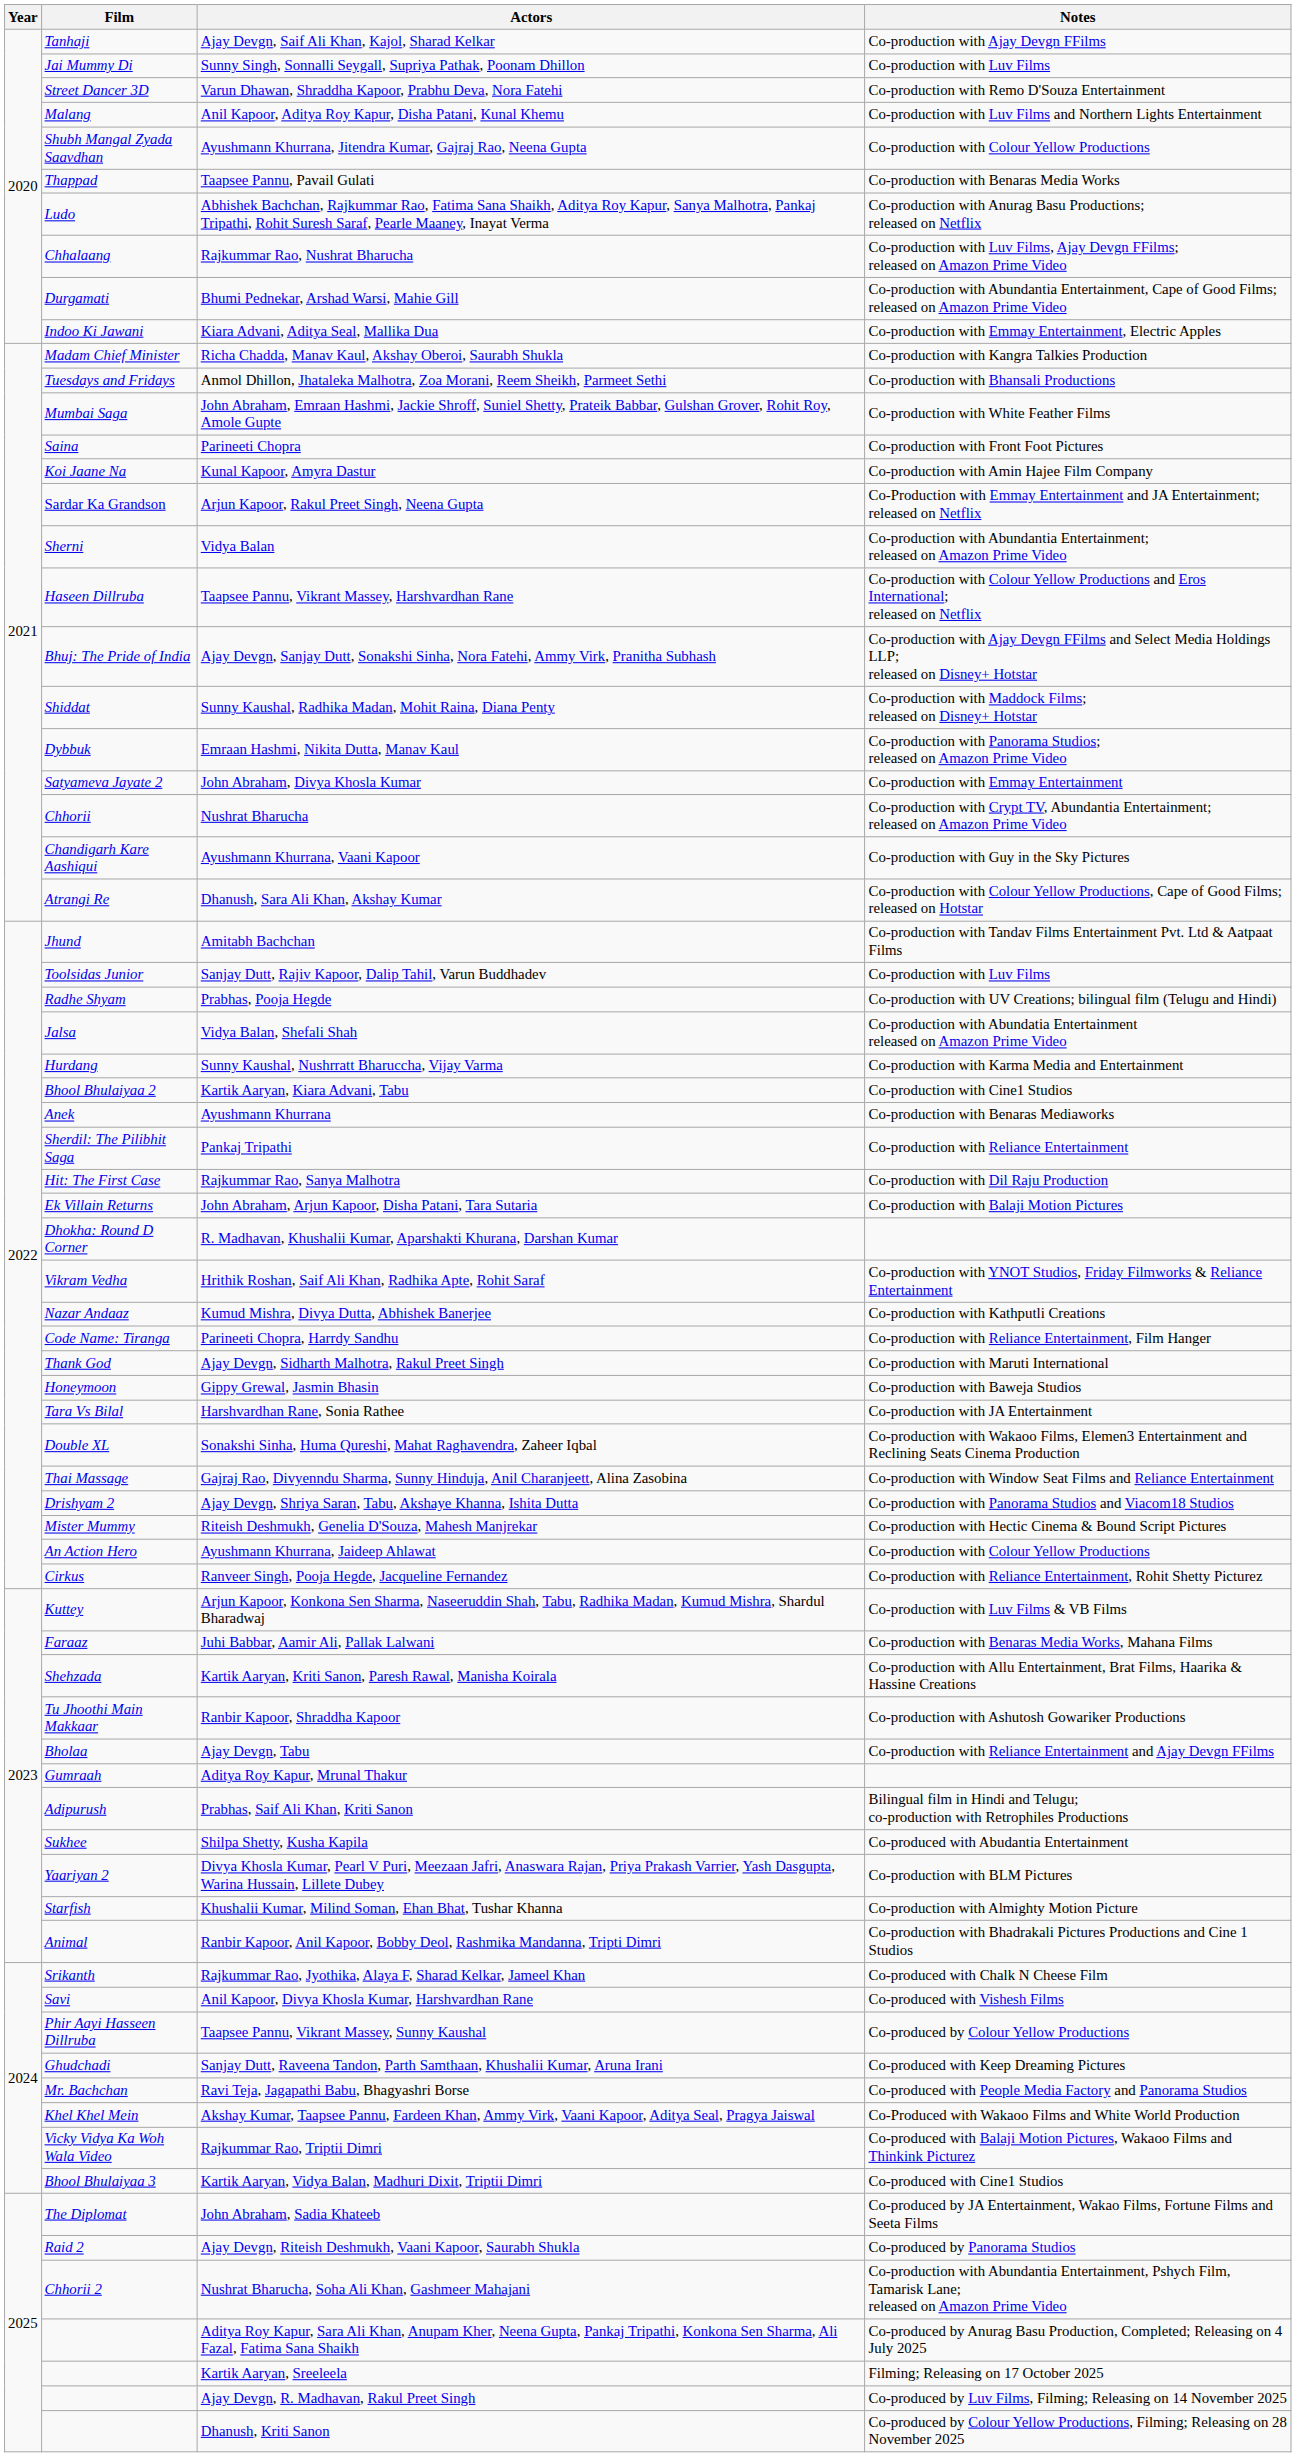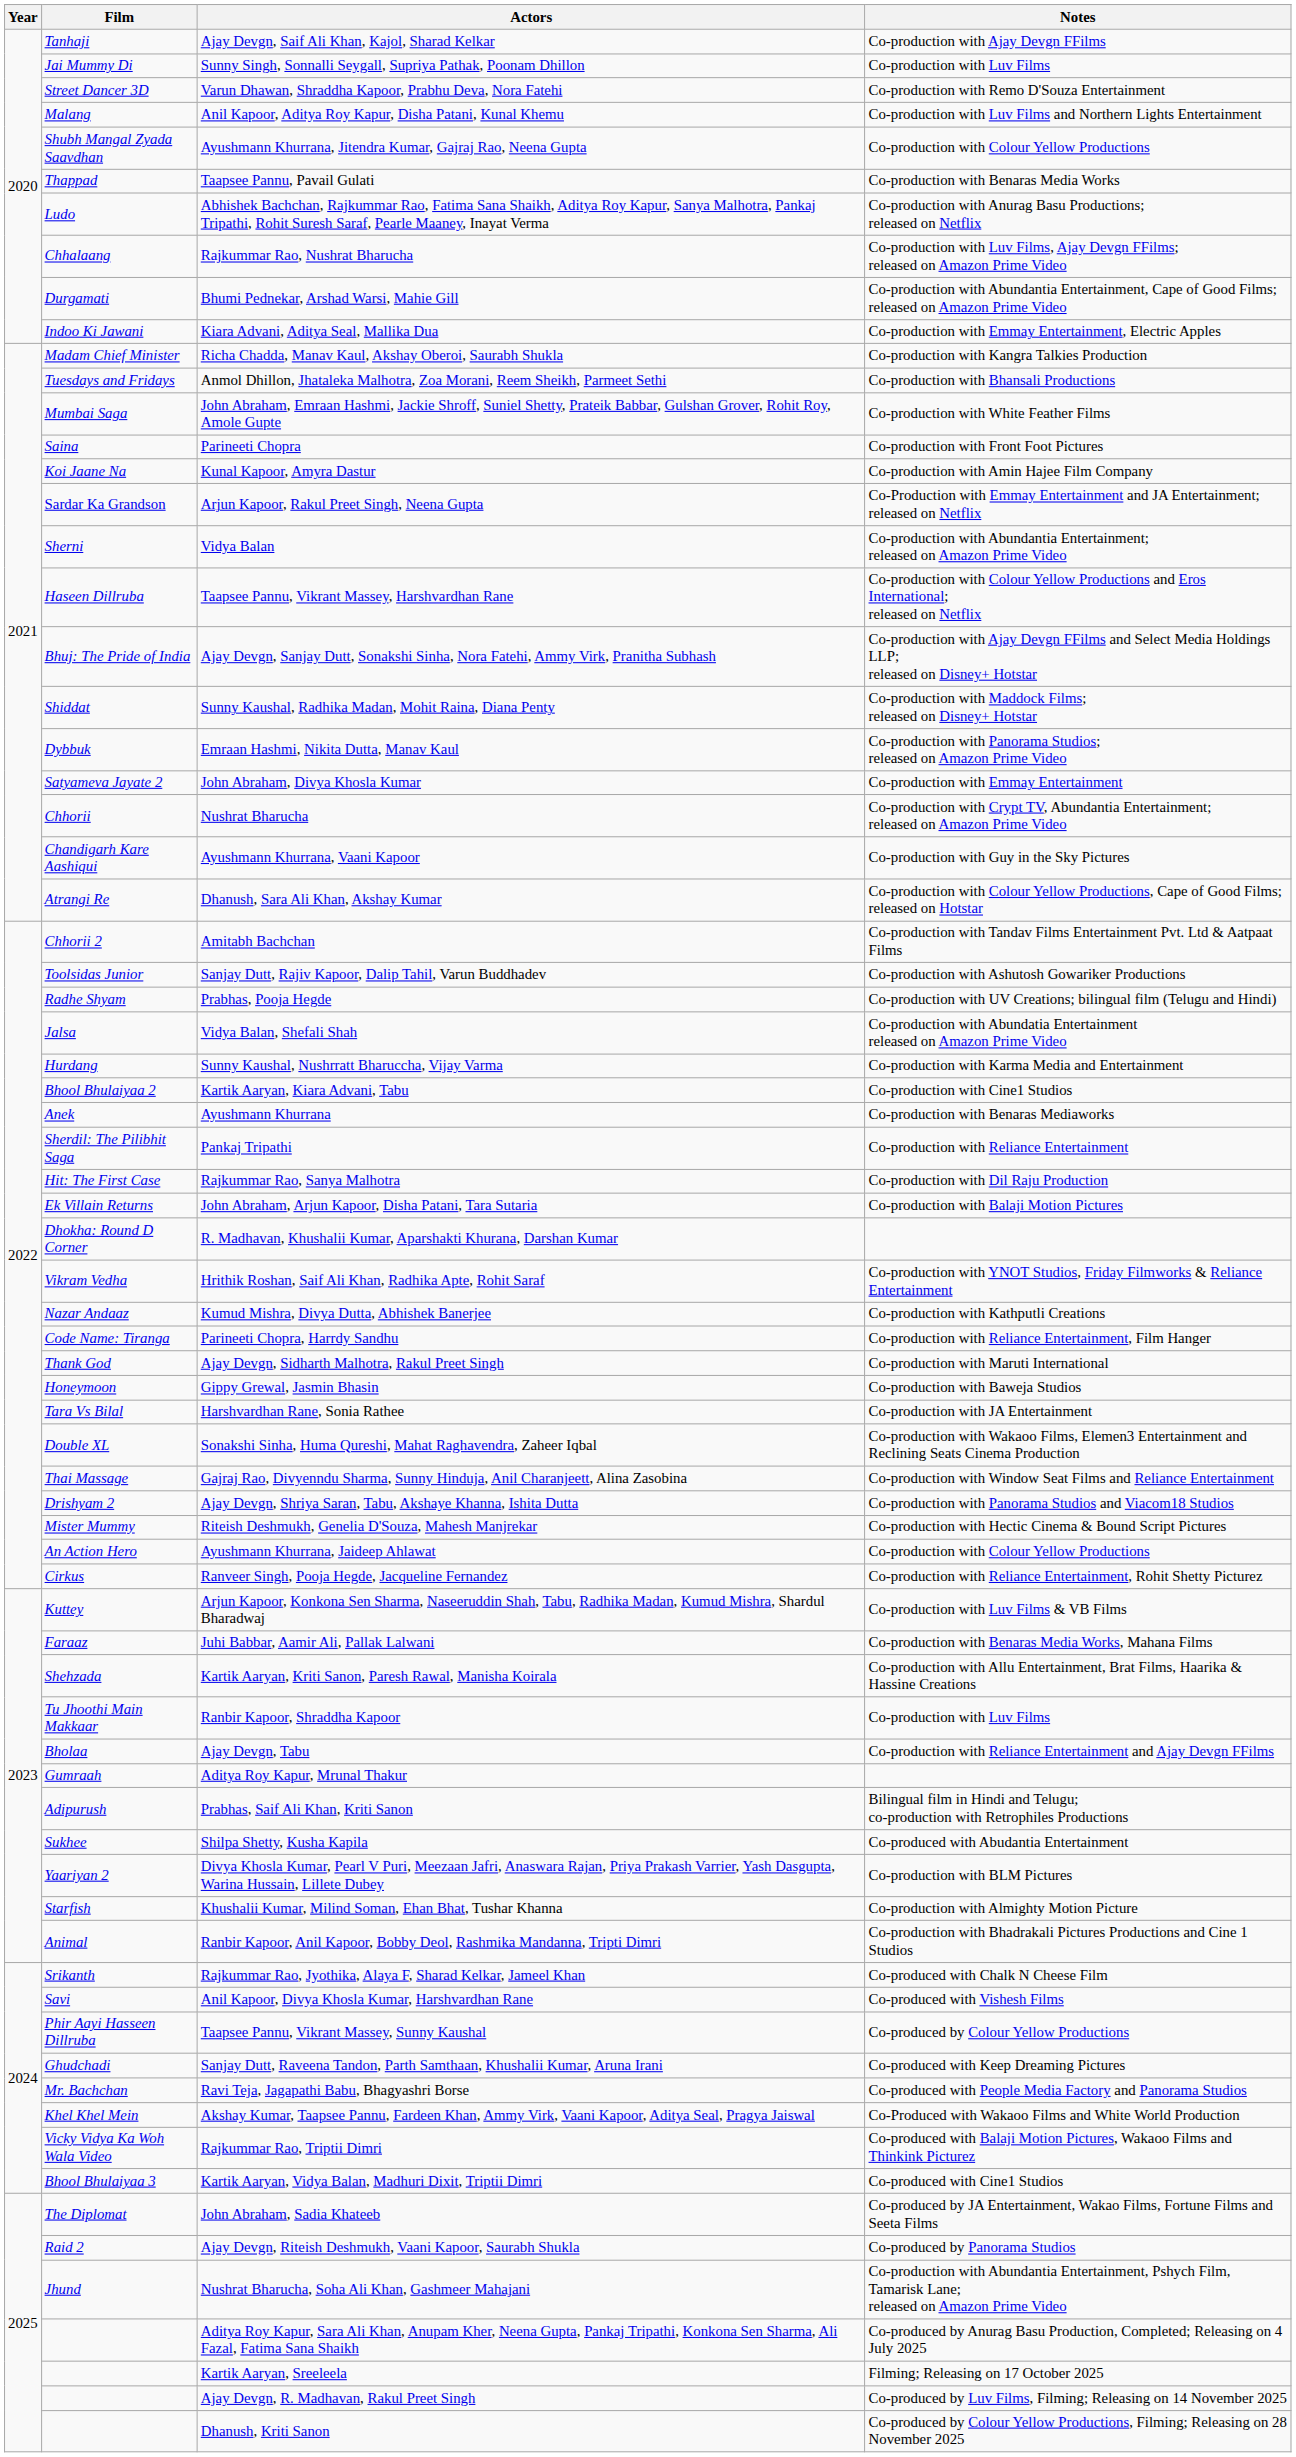(63, 942) Jhund -> (73, 942) Chhorii 2
(959, 975) Co-production with Luv Films -> (1027, 975) Co-production with Ashutosh Gowariker Productions
(1027, 1718) Co-production with Ashutosh Gowariker Productions -> (959, 1718) Co-production with Luv Films
(73, 2289) Chhorii 2 -> (63, 2289) Jhund
